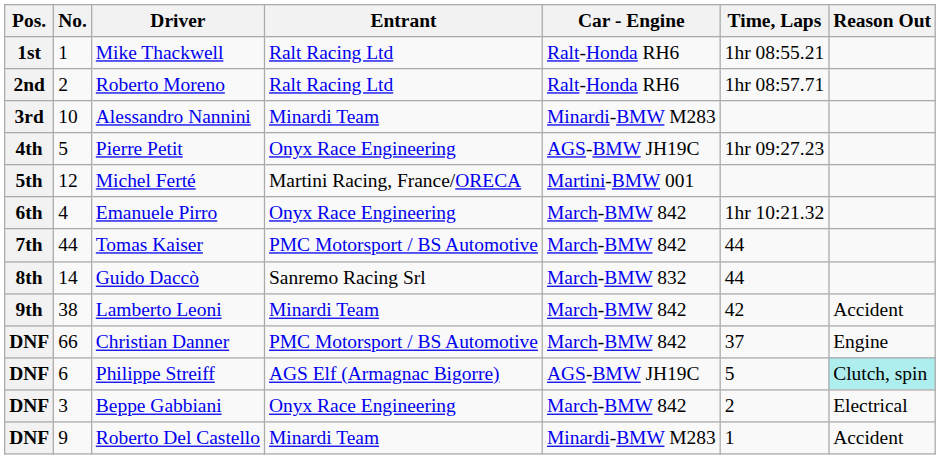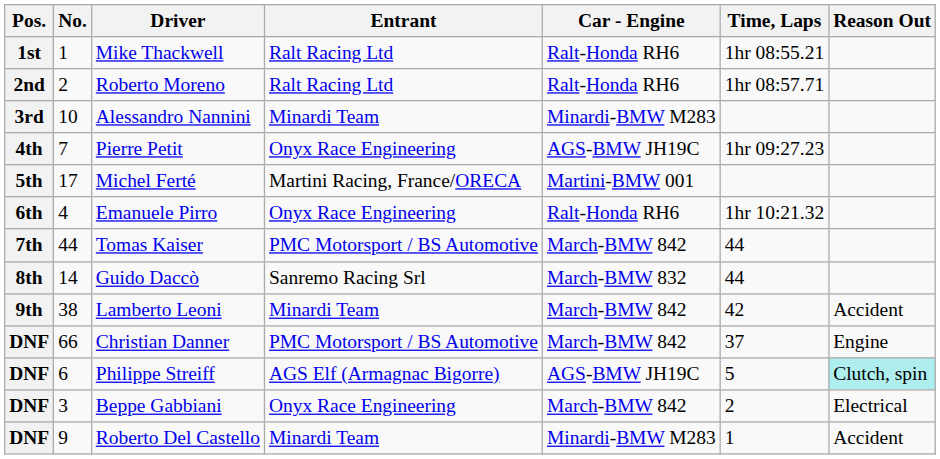(63, 149) 5 -> (63, 149) 7
(68, 181) 12 -> (68, 181) 17
(617, 213) March-BMW 842 -> (613, 213) Ralt-Honda RH6
